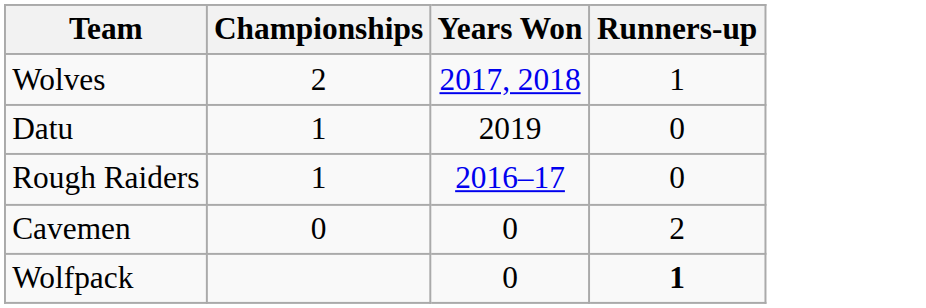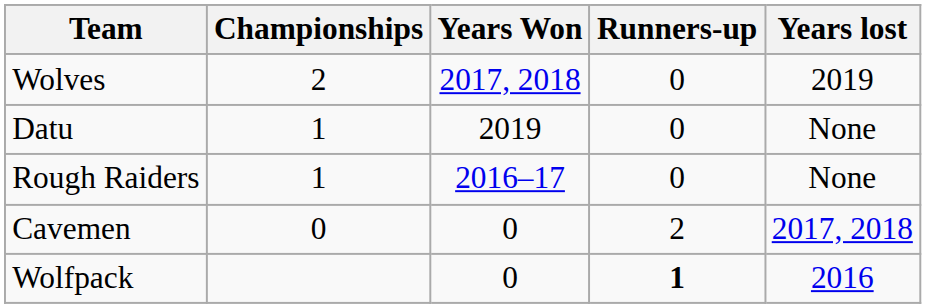+ column: (842, 29)
(677, 79) 1 -> (677, 79) 0
